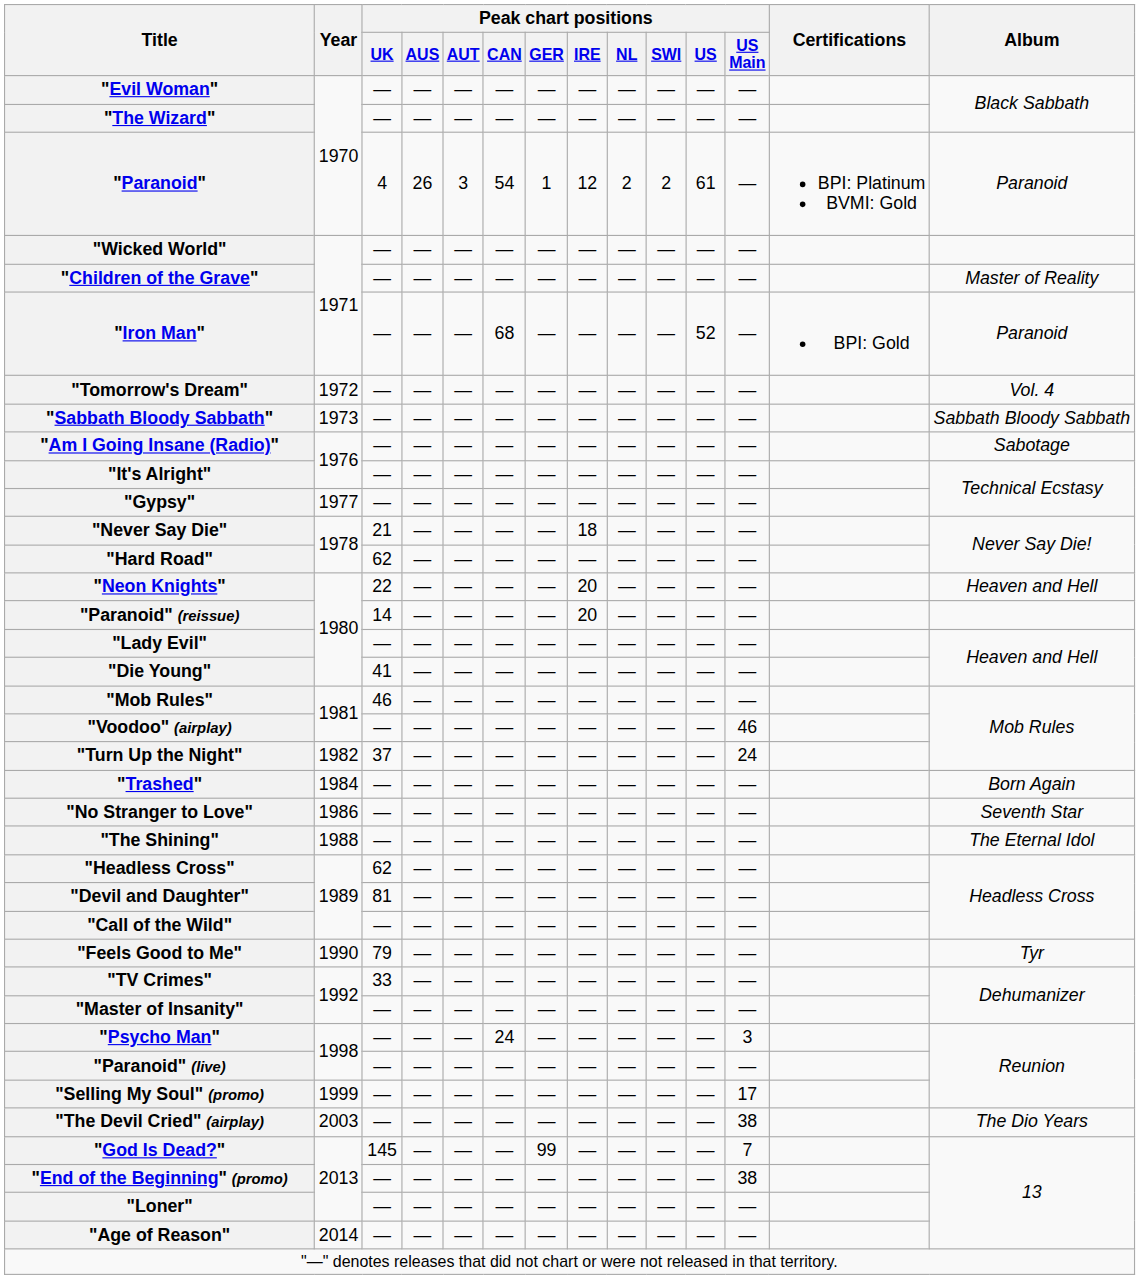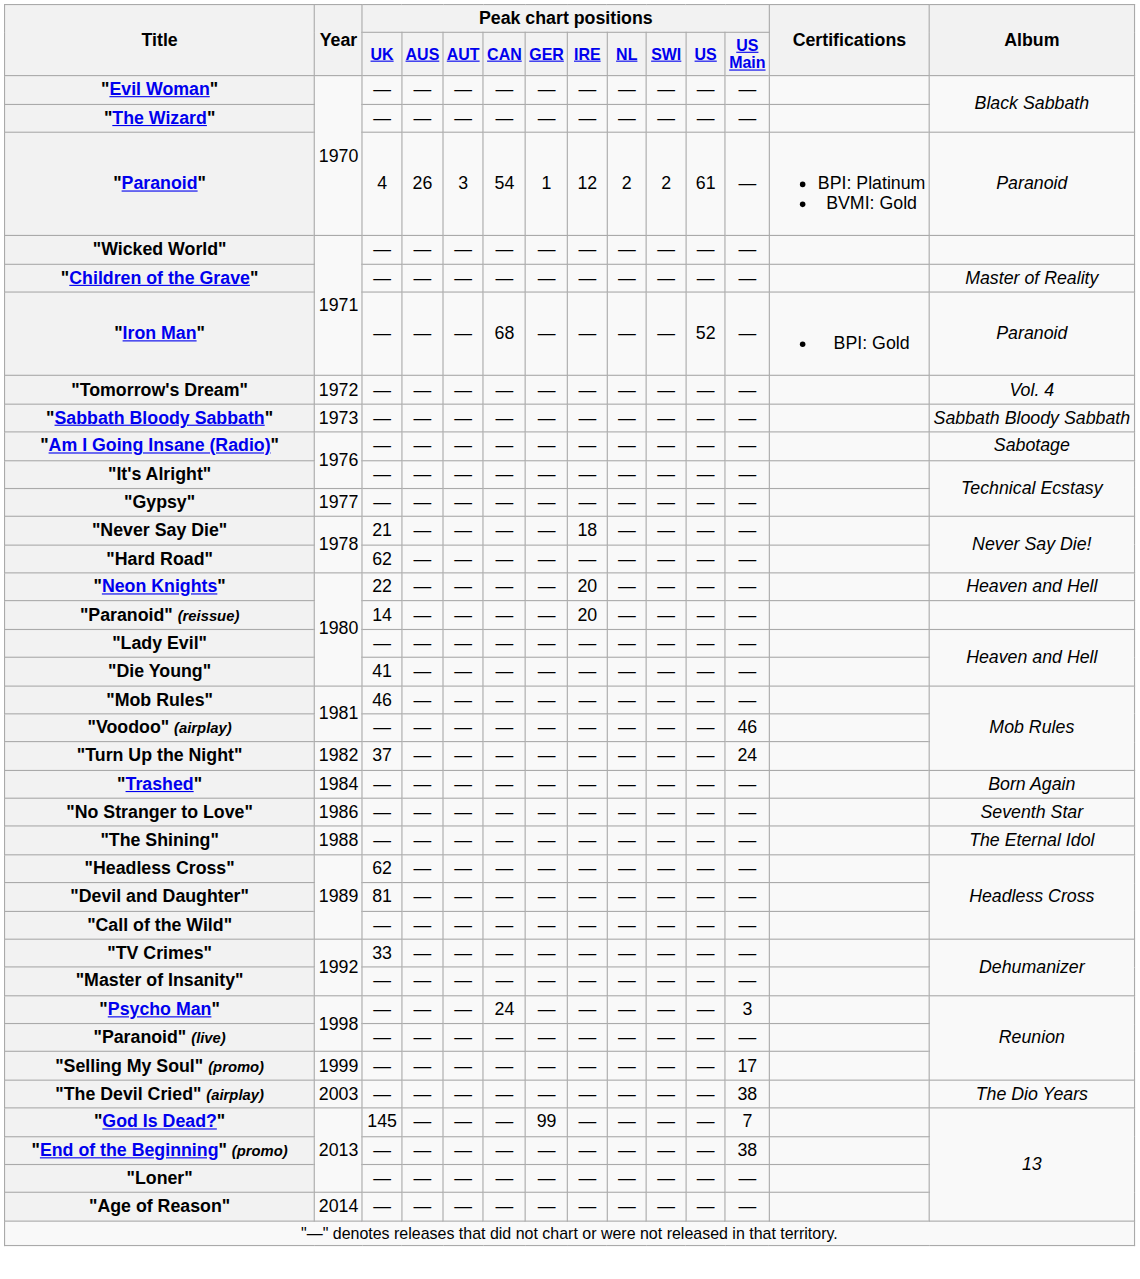- row: (160, 953)
